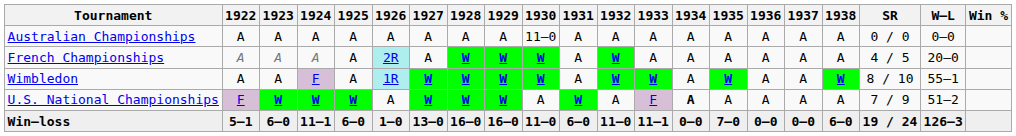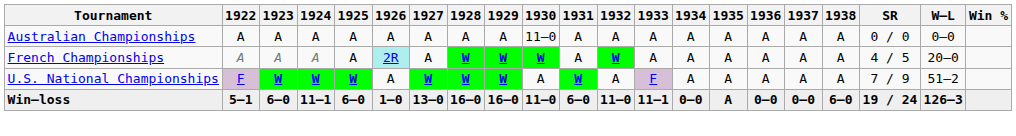- row: (43, 79)
(691, 100) bold -> (691, 79) normal
(728, 121) 7–0 -> (728, 100) A
